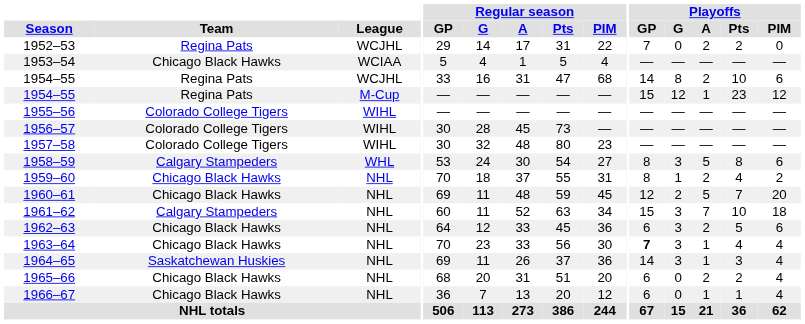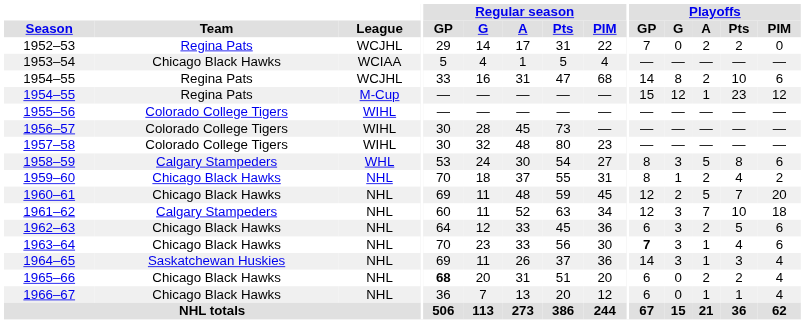(647, 211) 15 -> (647, 211) 12
(779, 244) 4 -> (779, 244) 6
(443, 277) normal -> (443, 277) bold
